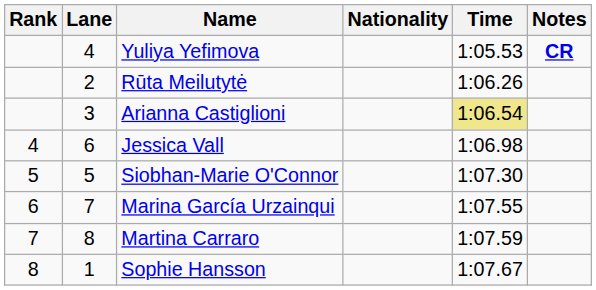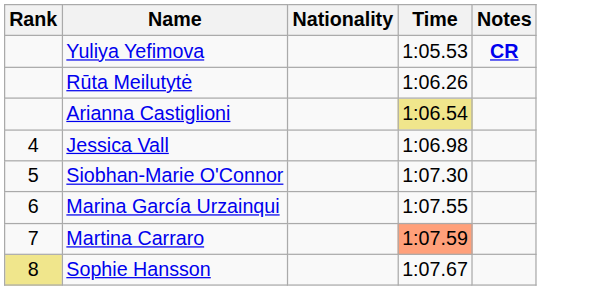- column: (89, 20)
(490, 238) no background -> (435, 238) lightsalmon background
(33, 269) no background -> (33, 269) khaki background
